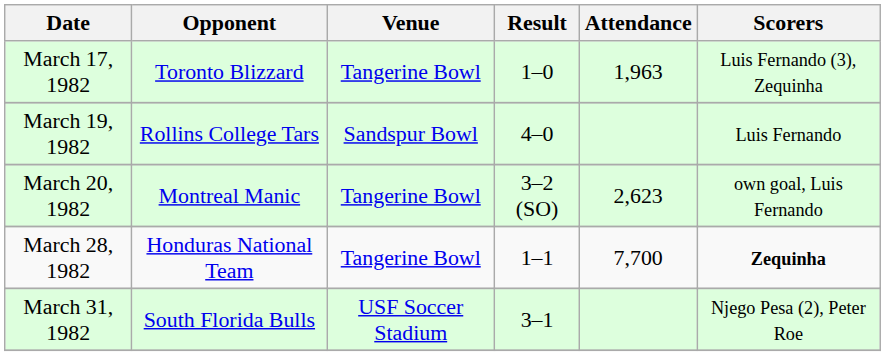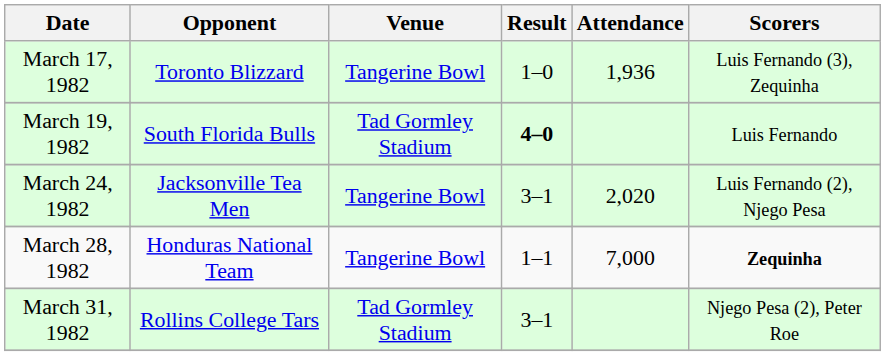(638, 71) 1,963 -> (630, 71) 1,936
(229, 133) Rollins College Tars -> (229, 133) South Florida Bulls
(411, 133) Sandspur Bowl -> (415, 133) Tad Gormley Stadium
(537, 133) normal -> (537, 133) bold
- row: (68, 195)
+ row: (68, 195)
(638, 257) 7,700 -> (630, 257) 7,000
(229, 319) South Florida Bulls -> (229, 319) Rollins College Tars
(411, 319) USF Soccer Stadium -> (415, 319) Tad Gormley Stadium
